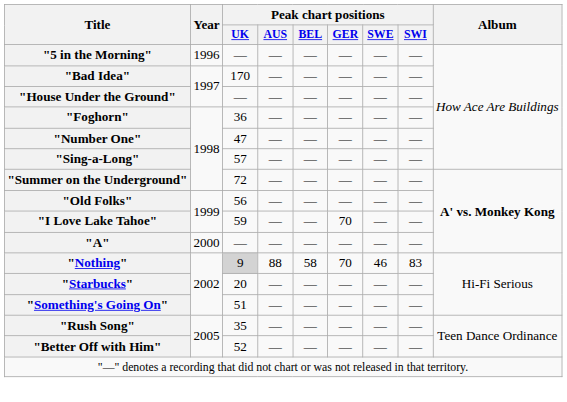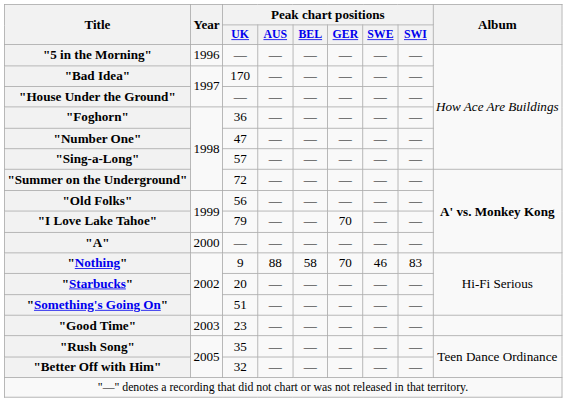(240, 221) 59 -> (240, 221) 79
(240, 263) lightgrey background -> (240, 263) no background
+ row: (97, 325)
(240, 346) 52 -> (240, 367) 32
